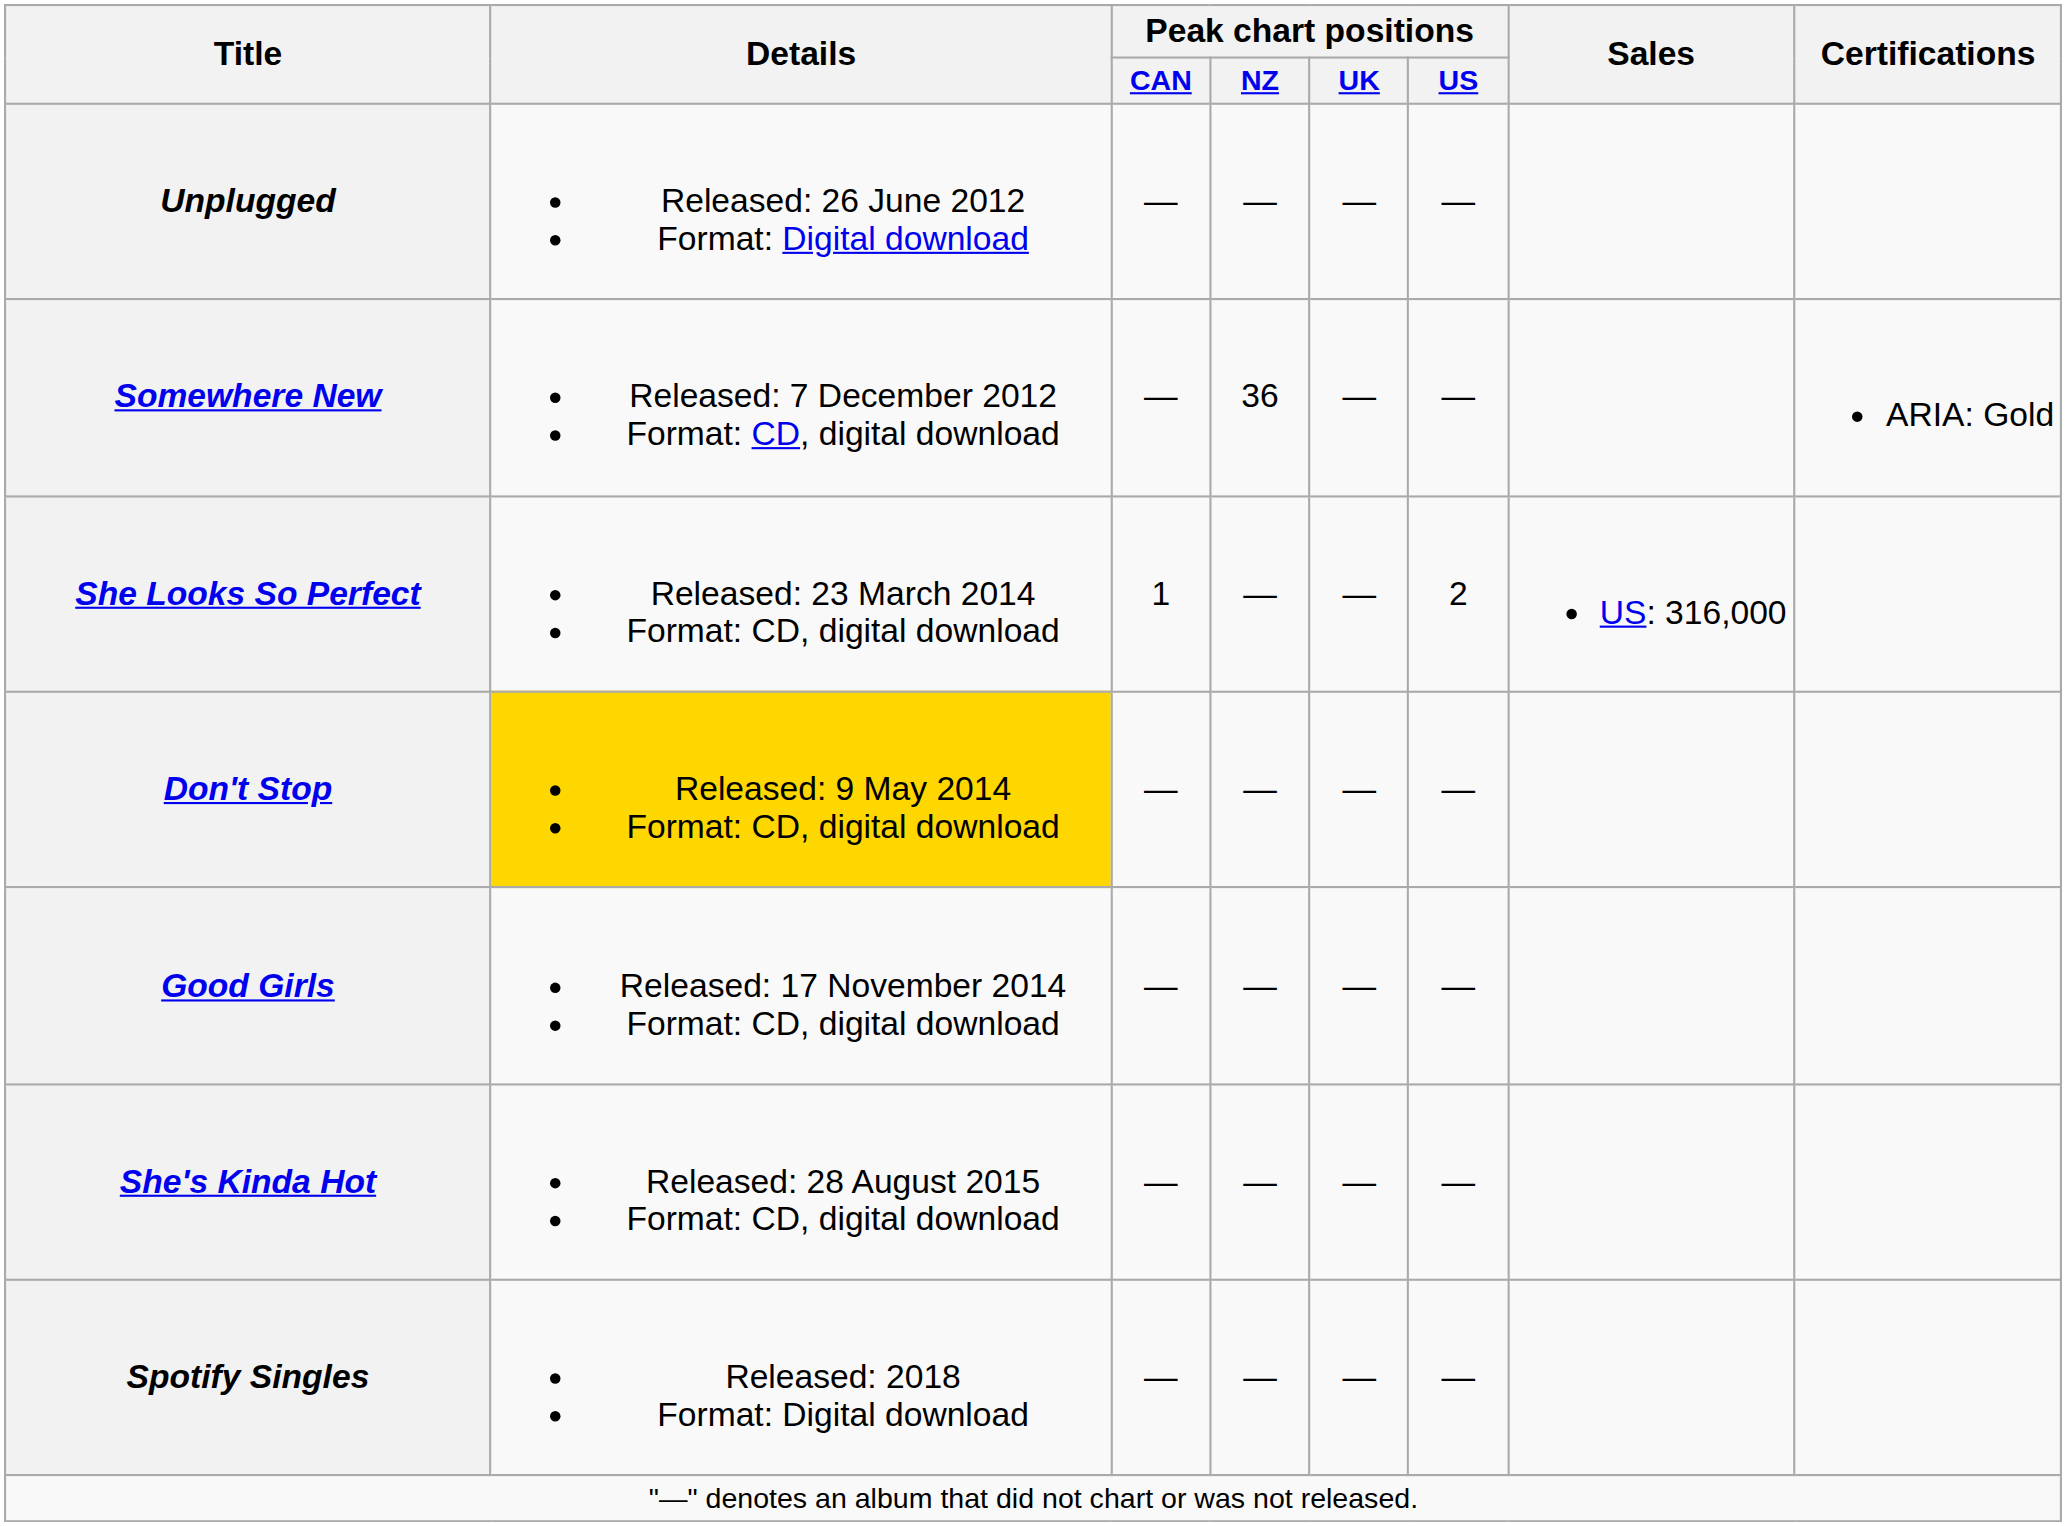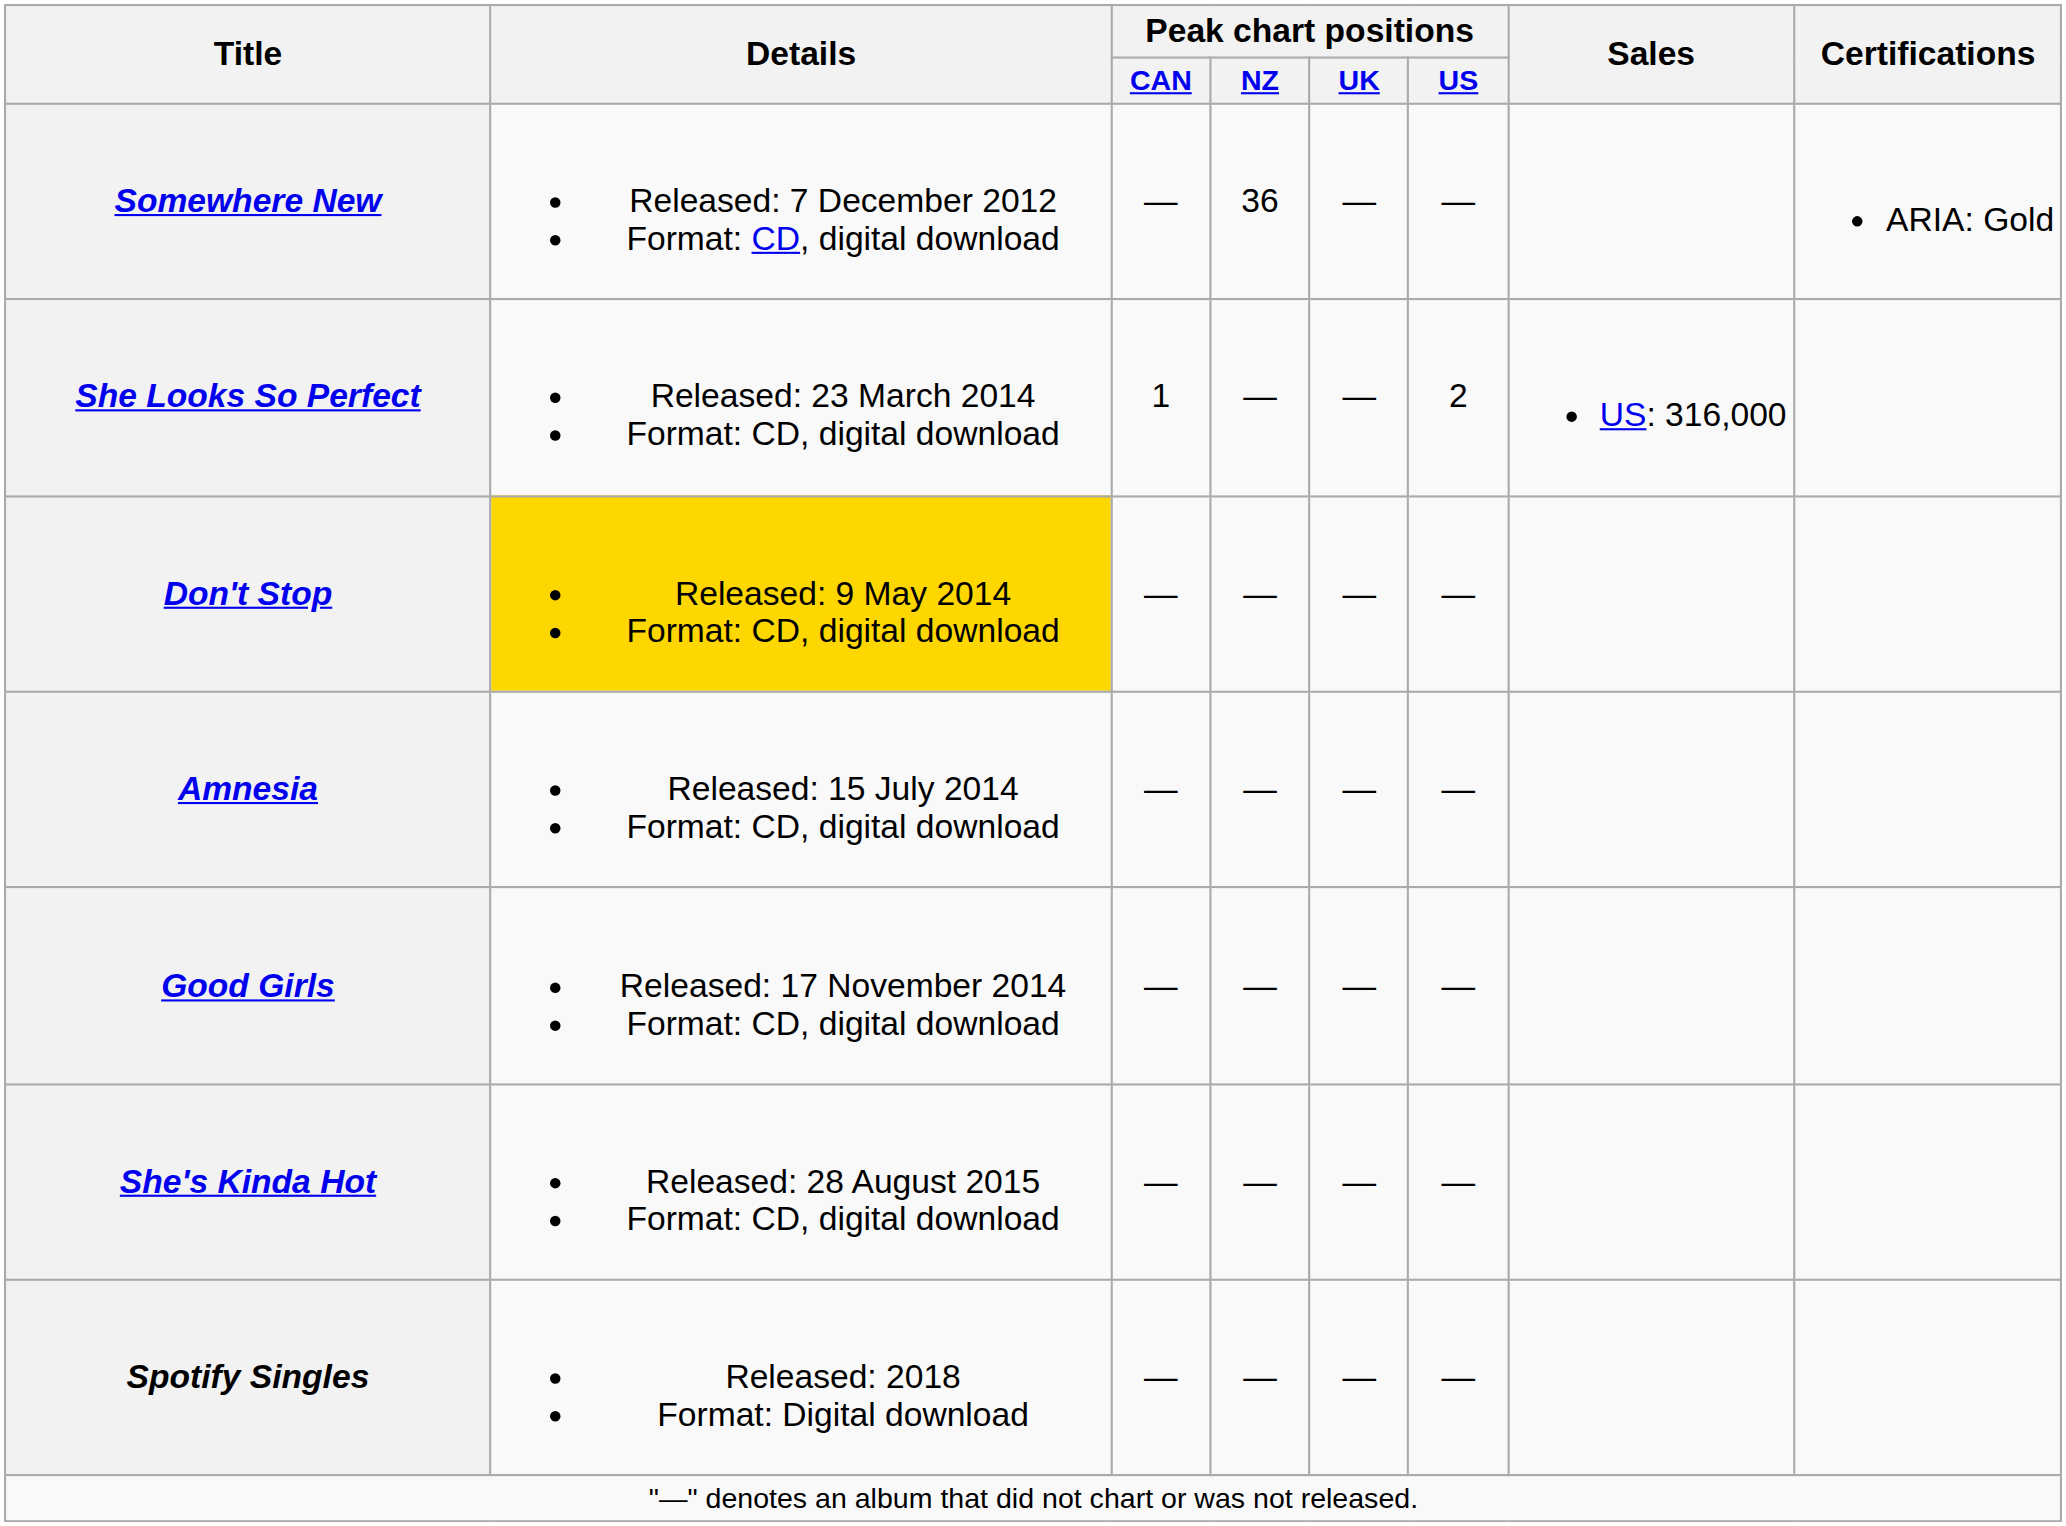- row: (248, 200)
+ row: (248, 789)
